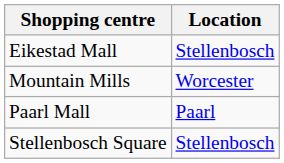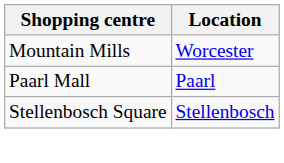- row: (63, 50)
